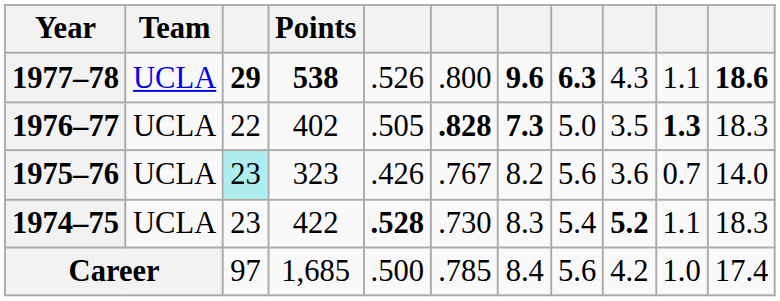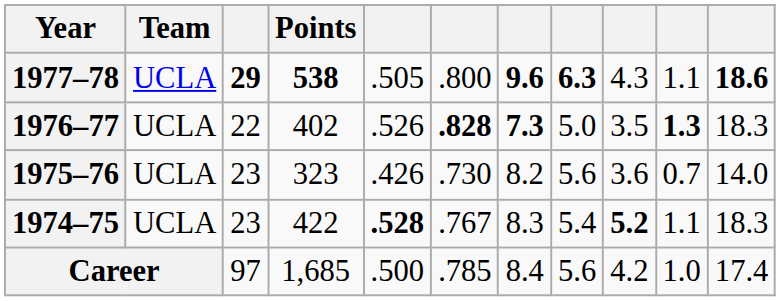(397, 77) .526 -> (397, 77) .505
(397, 125) .505 -> (397, 125) .526
(246, 174) paleturquoise background -> (246, 174) no background
(465, 174) .767 -> (465, 174) .730
(465, 222) .730 -> (465, 222) .767
